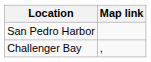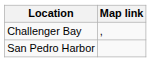rows swapped: (44, 48) <-> (51, 31)
